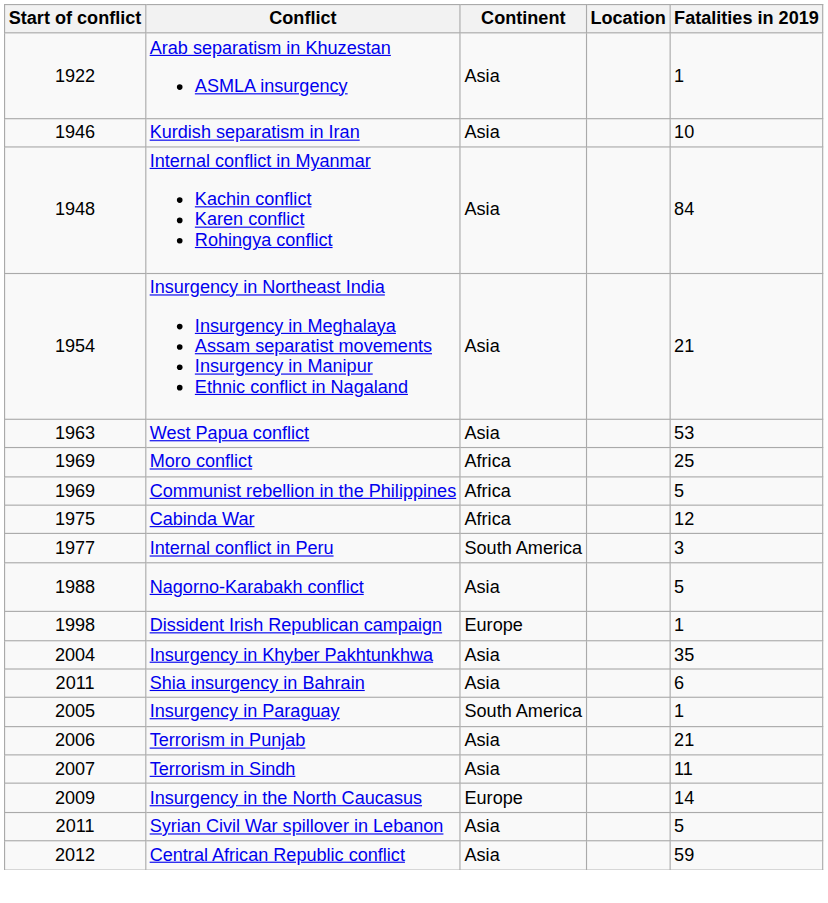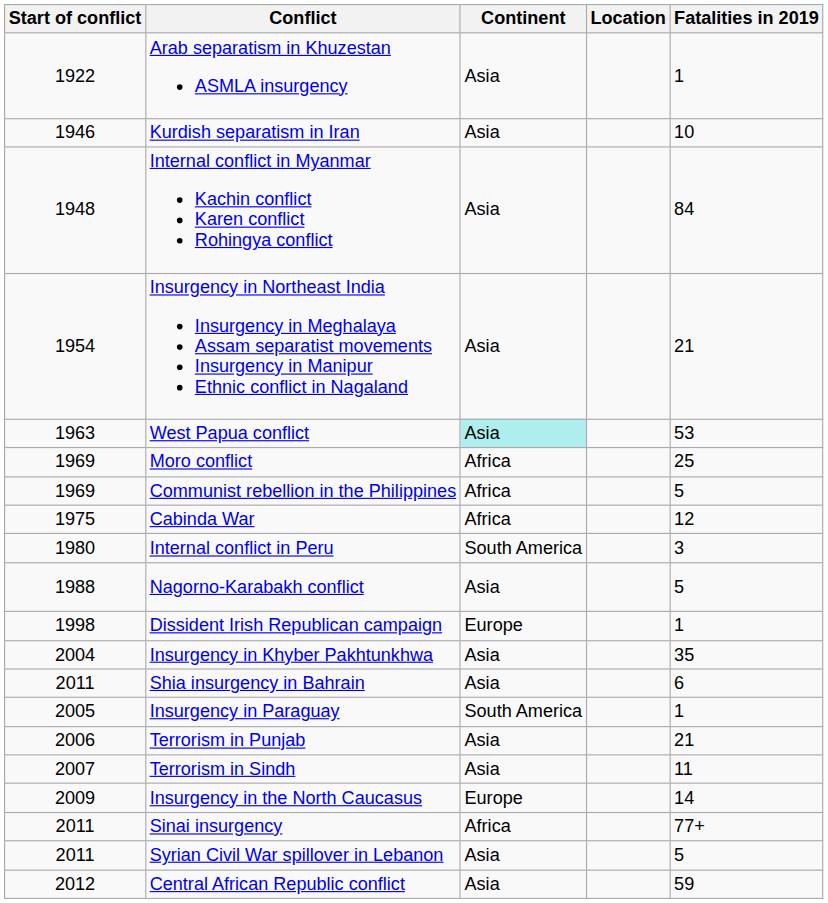(482, 433) no background -> (482, 433) paleturquoise background
(75, 548) 1977 -> (75, 548) 1980
+ row: (216, 826)
